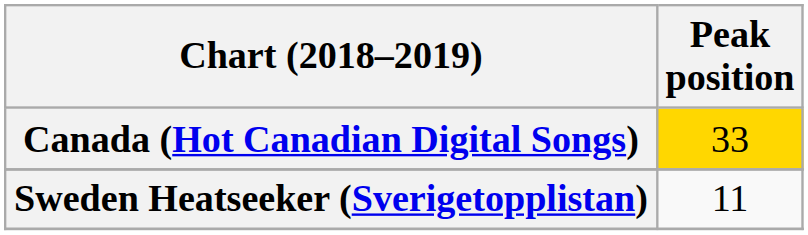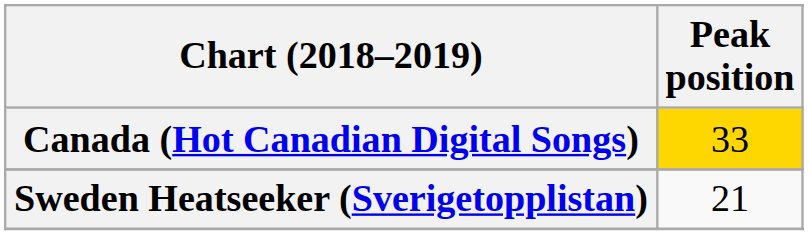(730, 198) 11 -> (730, 198) 21
